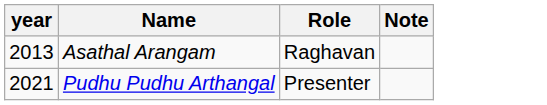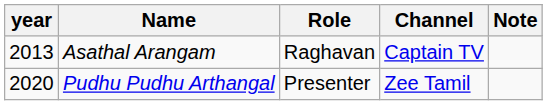+ column: (434, 20)
(31, 83) 2021 -> (31, 83) 2020
